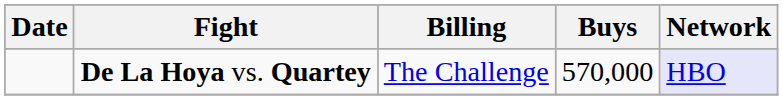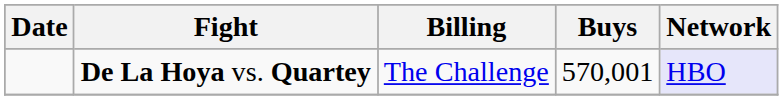(608, 71) 570,000 -> (608, 71) 570,001
